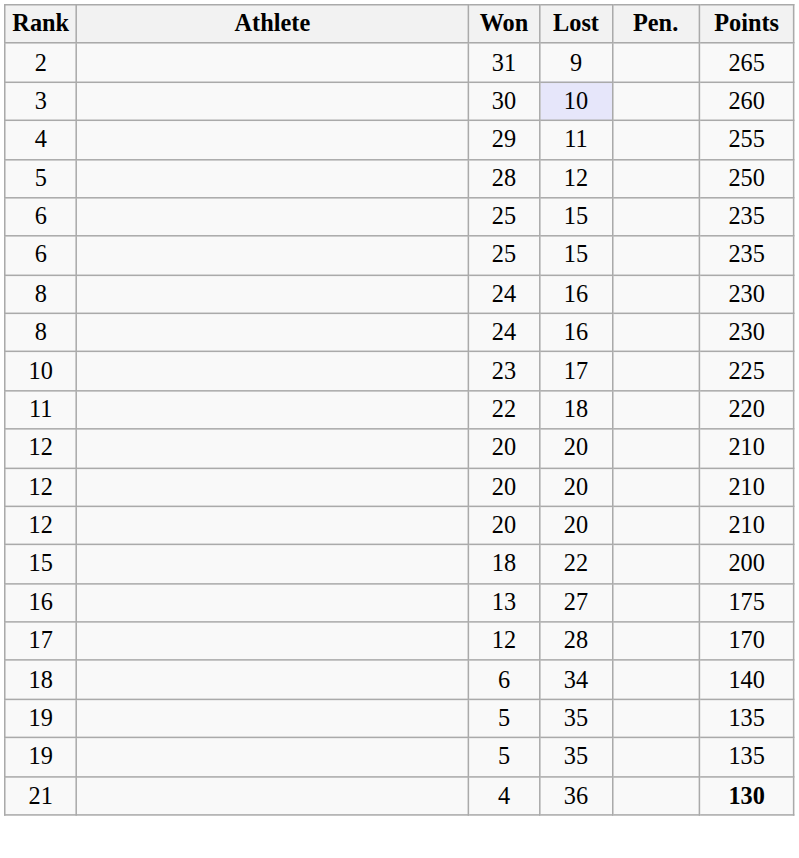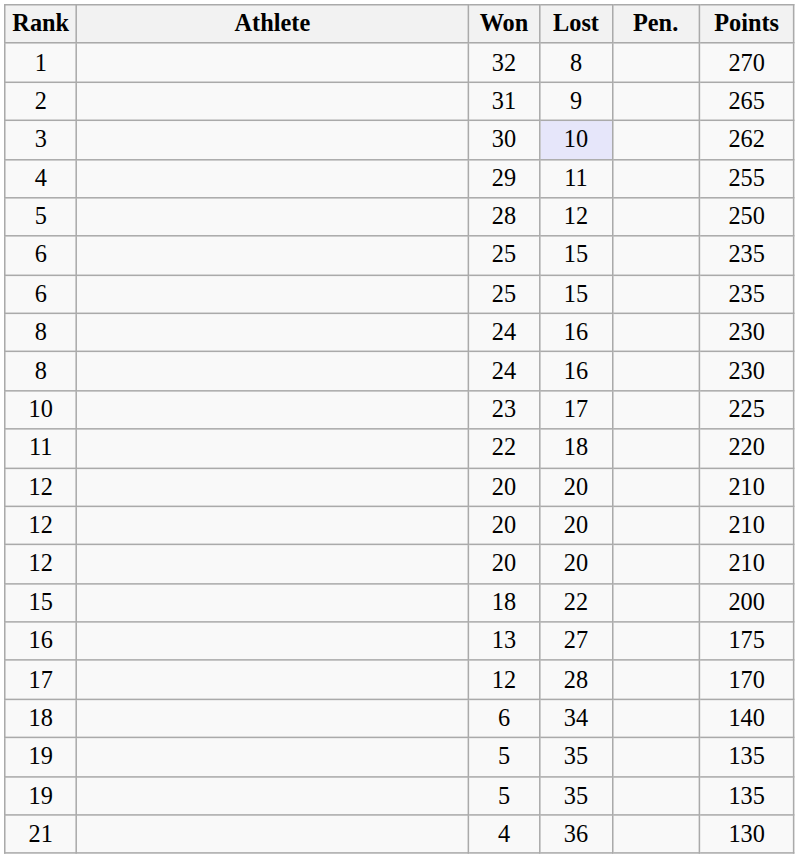+ row: (41, 62)
(747, 100) 260 -> (747, 139) 262
(747, 795) bold -> (747, 833) normal
